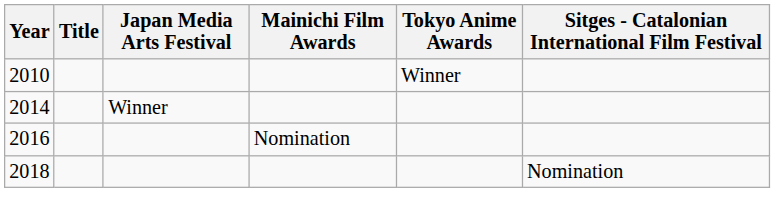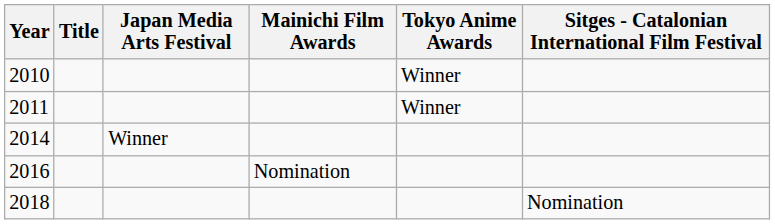+ row: (29, 107)
